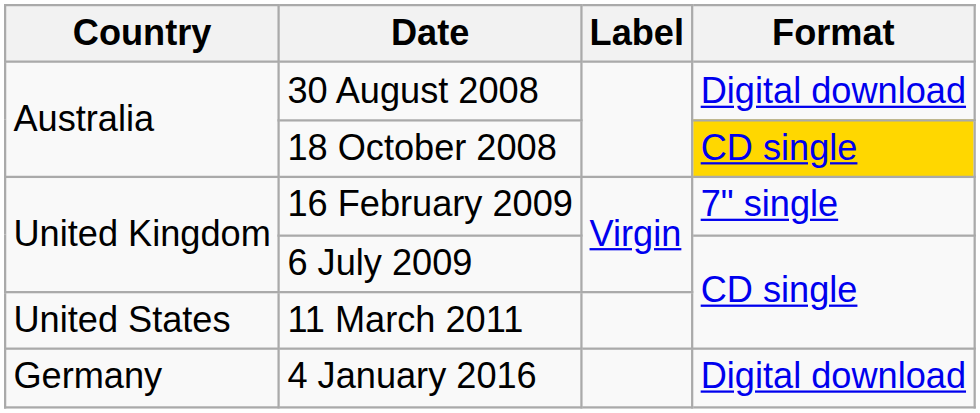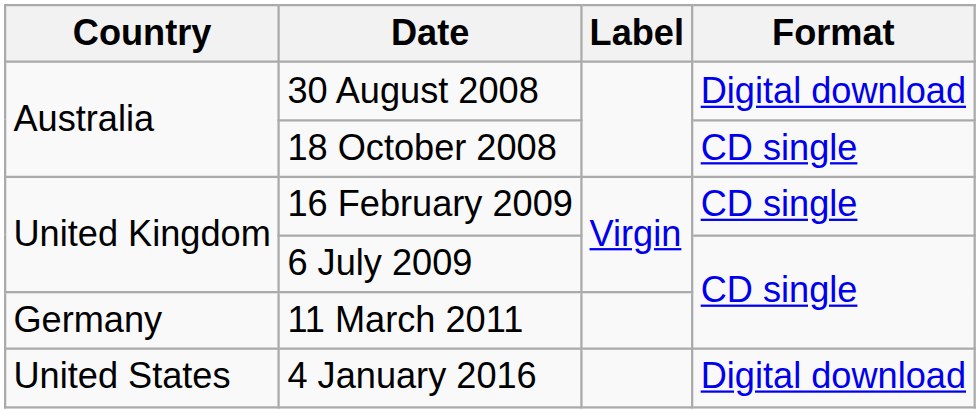(779, 147) gold background -> (779, 147) no background
(769, 205) 7" single -> (779, 205) CD single
(122, 319) United States -> (88, 319) Germany
(88, 377) Germany -> (122, 377) United States
